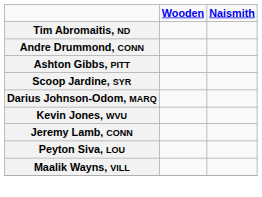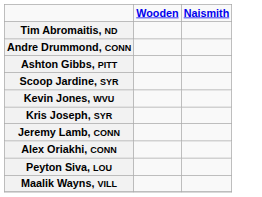- row: (82, 99)
+ row: (69, 116)
+ row: (69, 150)
